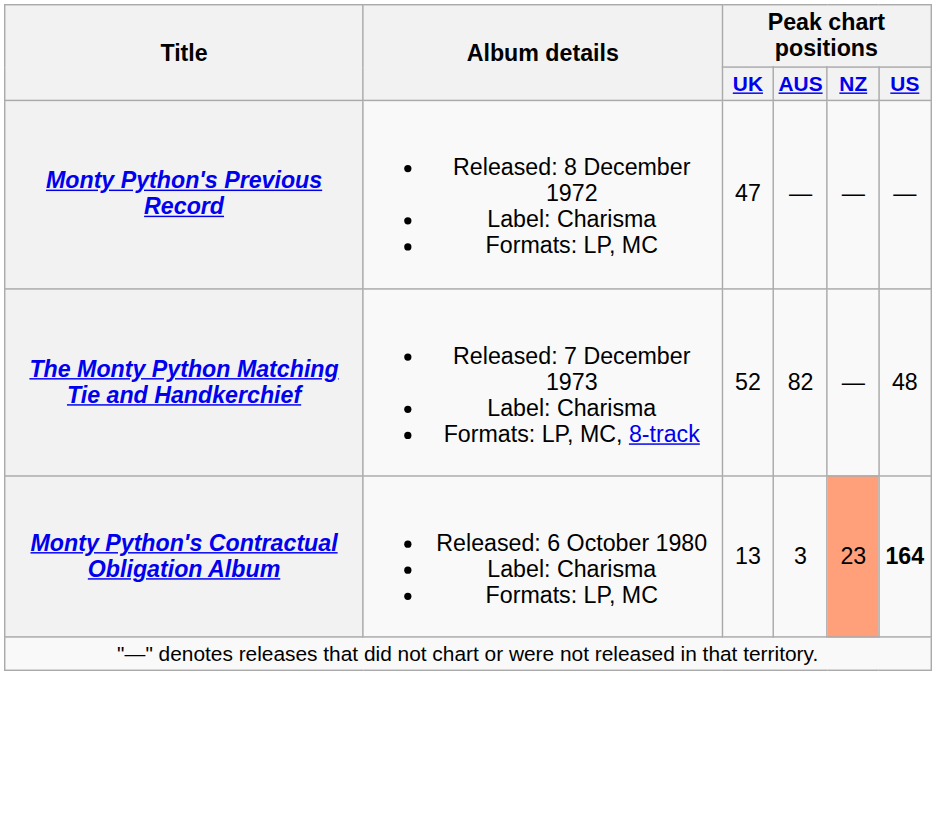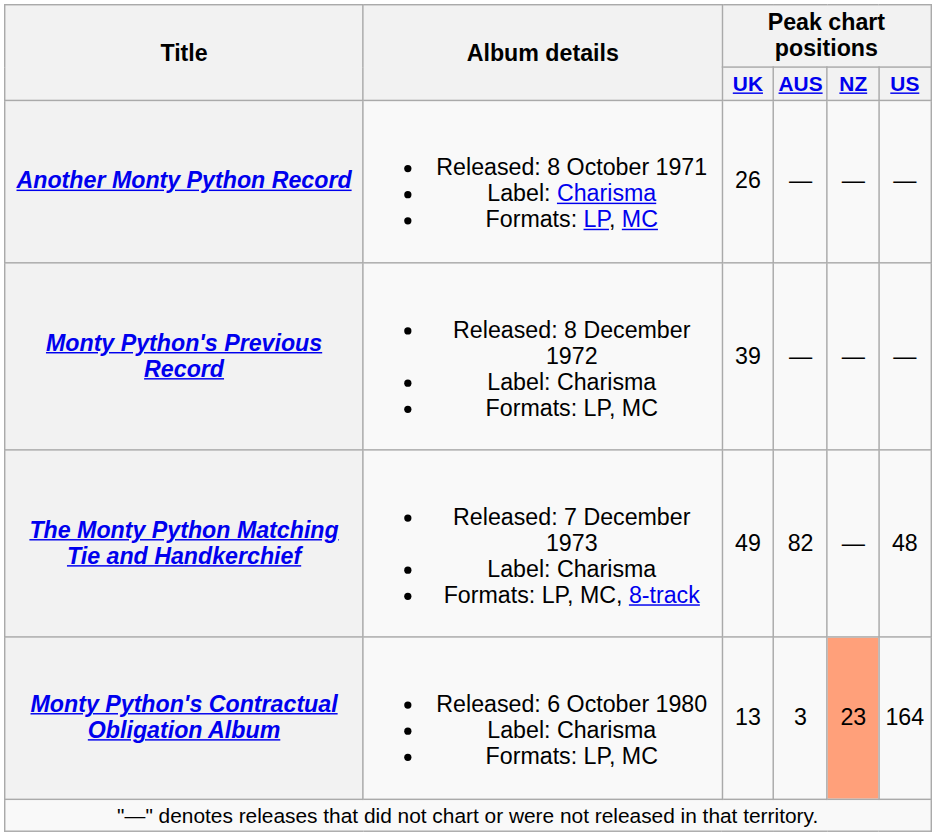+ row: (184, 181)
(748, 194) 47 -> (748, 355) 39
(748, 381) 52 -> (748, 543) 49
(905, 556) bold -> (905, 717) normal
